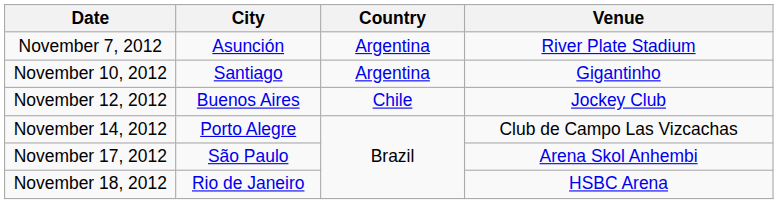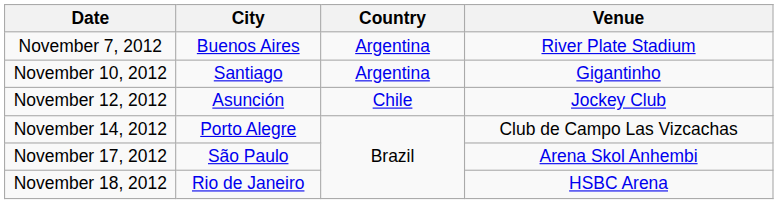(248, 45) Asunción -> (248, 45) Buenos Aires
(248, 101) Buenos Aires -> (248, 101) Asunción
